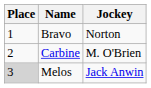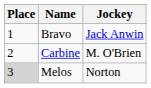(103, 33) Norton -> (115, 33) Jack Anwin
(115, 72) Jack Anwin -> (103, 72) Norton
